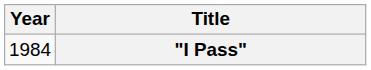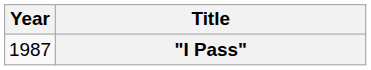(30, 49) 1984 -> (30, 49) 1987
